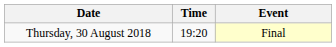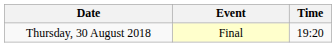columns swapped: (194, 13) <-> (273, 13)
